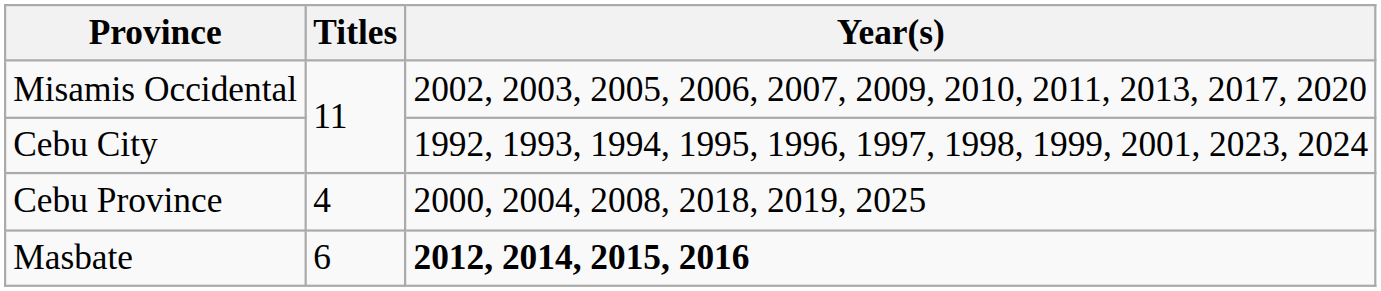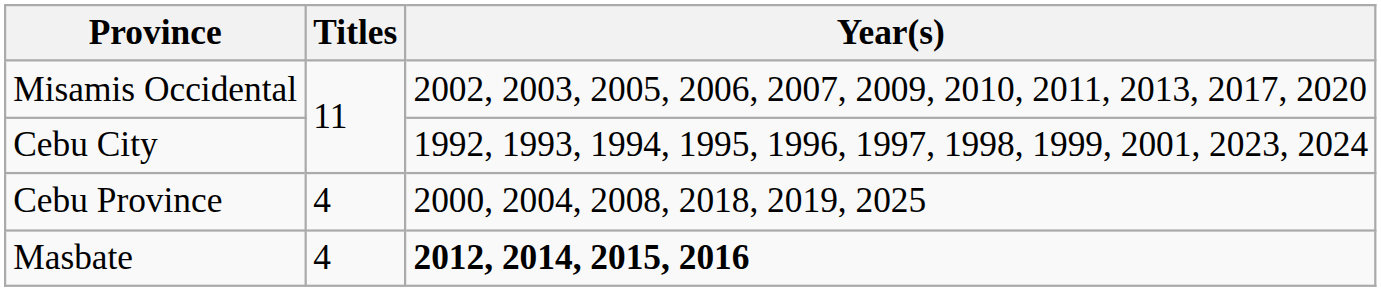(322, 256) 6 -> (322, 256) 4
